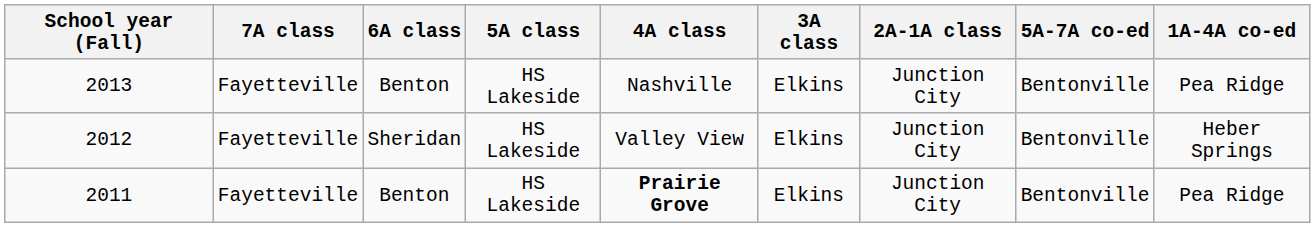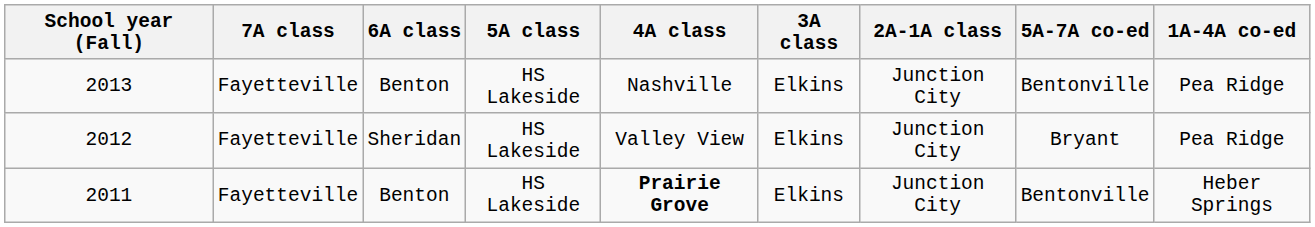(1085, 140) Bentonville -> (1085, 140) Bryant
(1232, 140) Heber Springs -> (1232, 140) Pea Ridge
(1232, 195) Pea Ridge -> (1232, 195) Heber Springs
